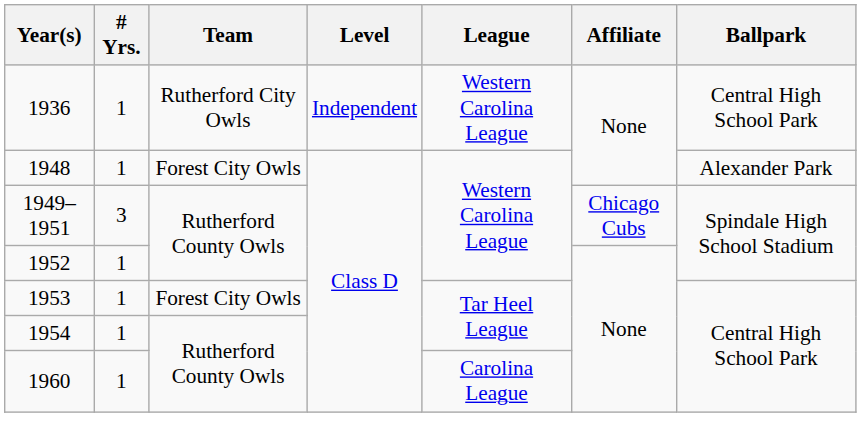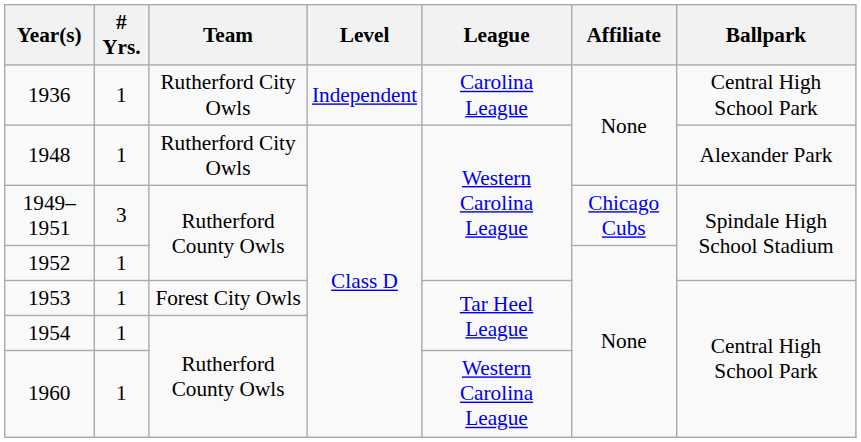(497, 107) Western Carolina League -> (497, 95) Carolina League
(228, 168) Forest City Owls -> (228, 155) Rutherford City Owls
(497, 381) Carolina League -> (497, 393) Western Carolina League
